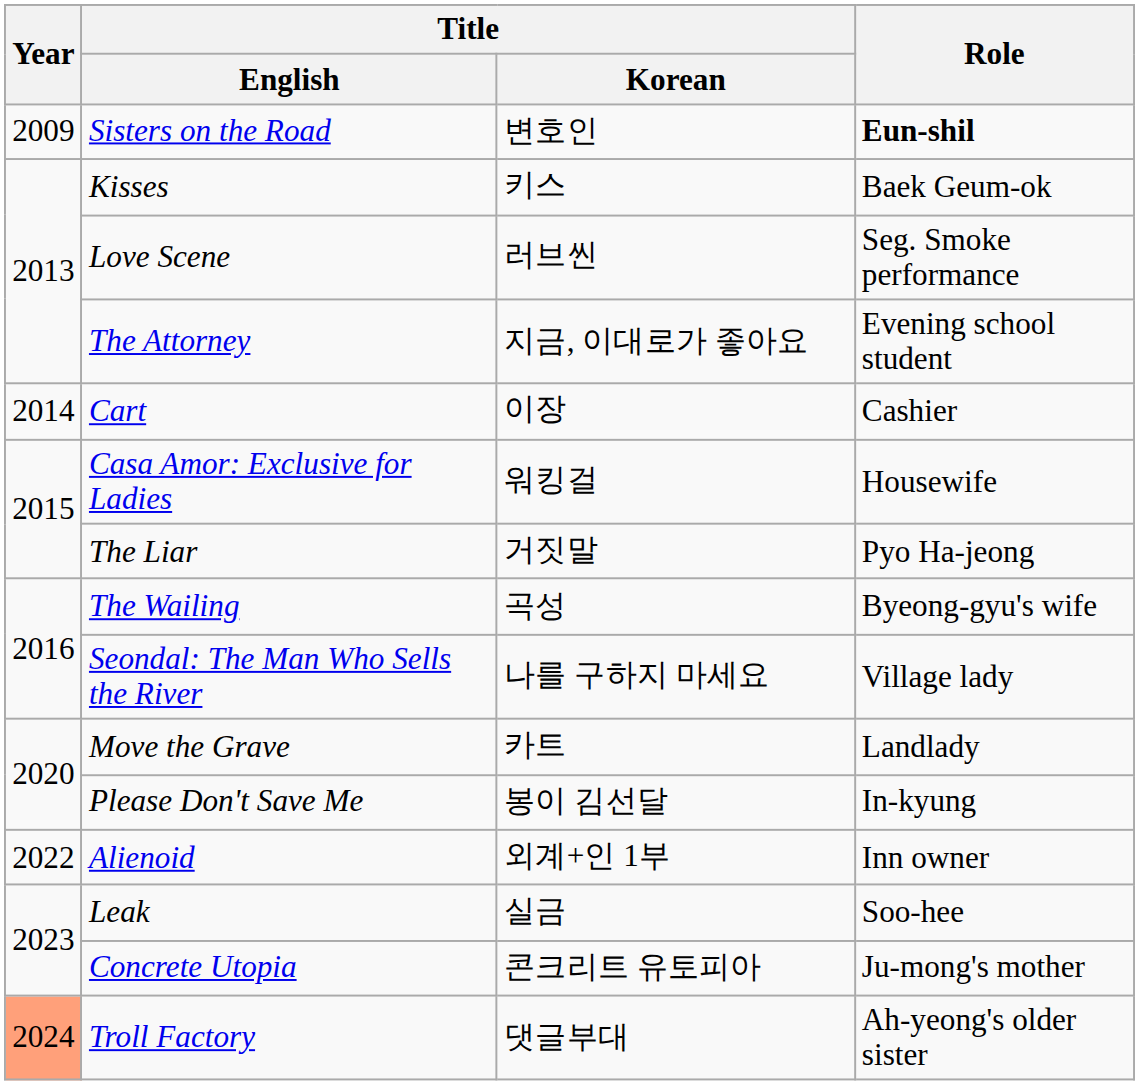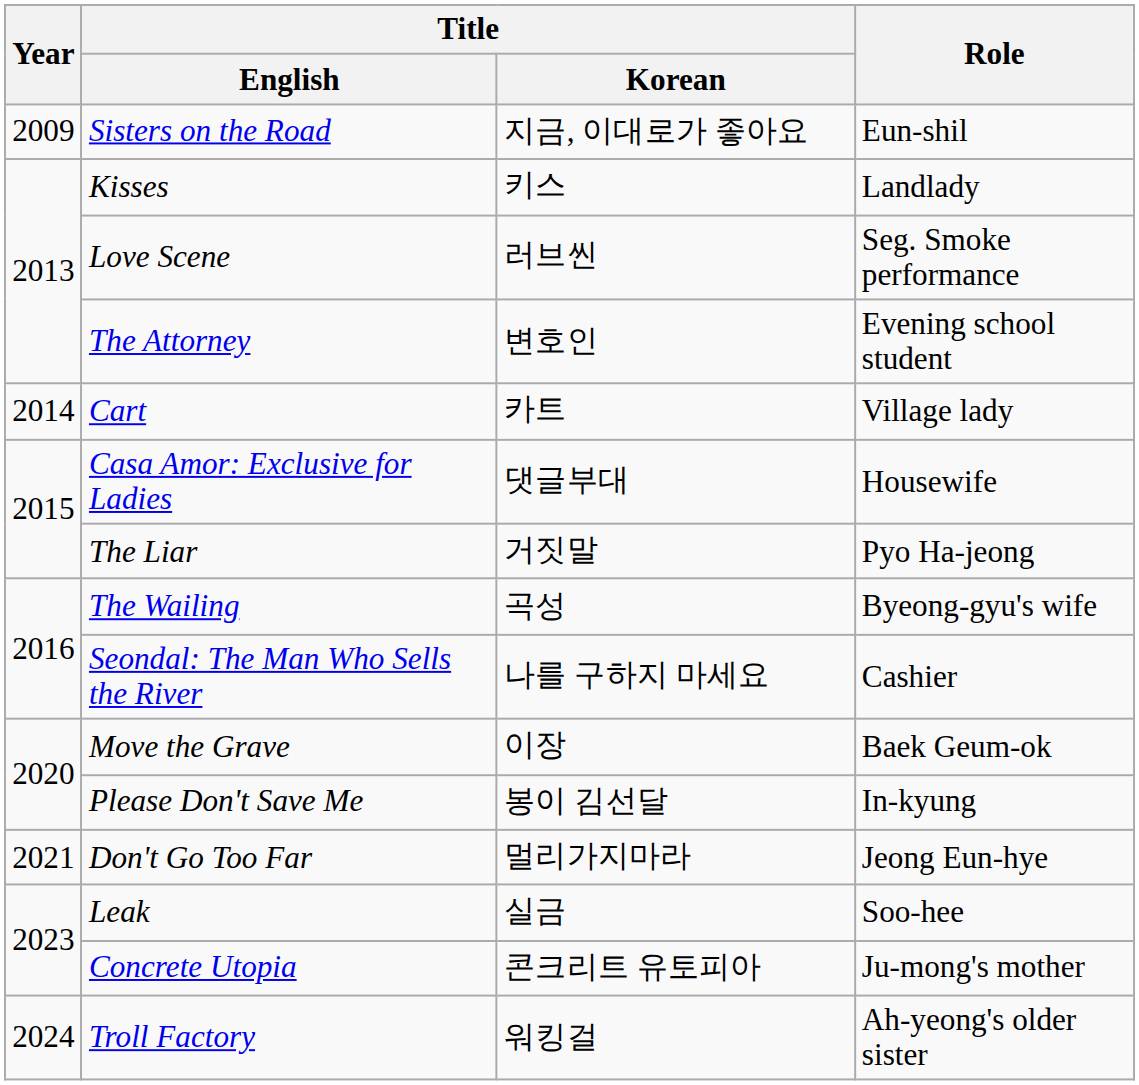(551, 130) 변호인 -> (656, 130) 지금, 이대로가 좋아요
(918, 131) bold -> (915, 131) normal
(957, 186) Baek Geum-ok -> (921, 186) Landlady
(656, 340) 지금, 이대로가 좋아요 -> (551, 340) 변호인
(535, 409) 이장 -> (535, 409) 카트
(909, 410) Cashier -> (938, 410) Village lady
(551, 479) 워킹걸 -> (567, 479) 댓글부대
(938, 676) Village lady -> (909, 676) Cashier
(535, 745) 카트 -> (535, 745) 이장
(921, 746) Landlady -> (957, 746) Baek Geum-ok
+ row: (200, 856)
- row: (142, 856)
(43, 1037) lightsalmon background -> (43, 1037) no background
(567, 1036) 댓글부대 -> (551, 1036) 워킹걸
